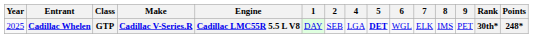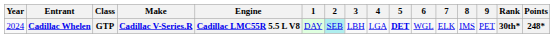+ column: (356, 11)
(15, 25) 2025 -> (15, 25) 2024
(335, 25) no background -> (335, 25) paleturquoise background
